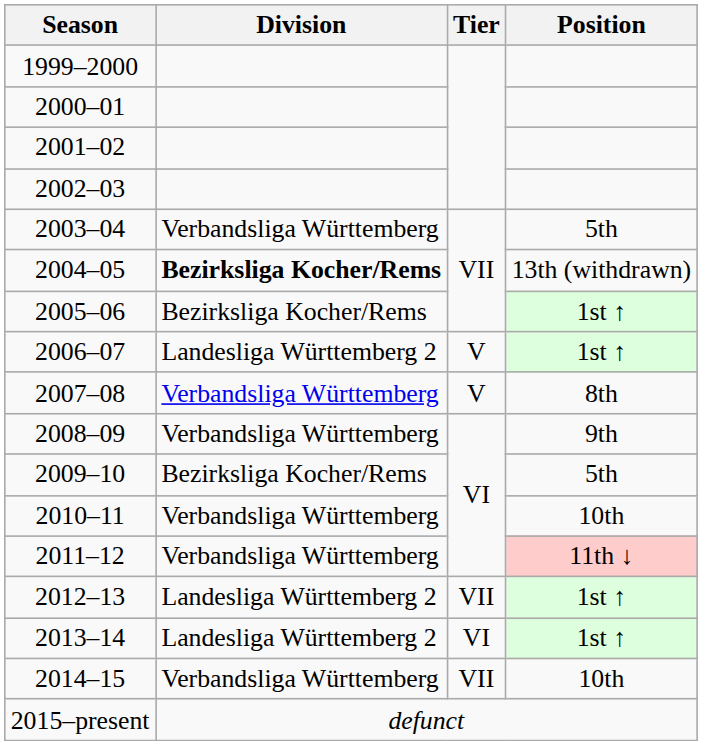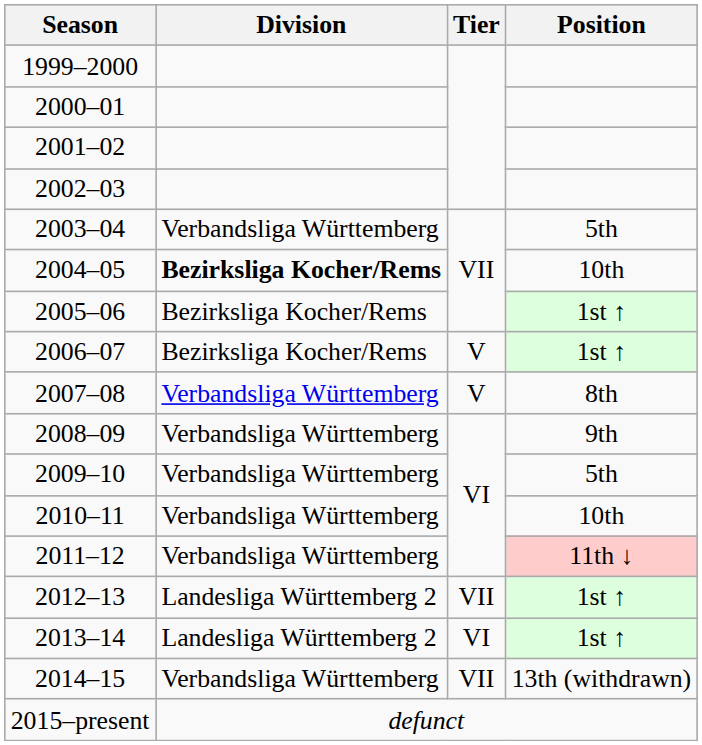(601, 270) 13th (withdrawn) -> (601, 270) 10th
(299, 351) Landesliga Württemberg 2 -> (294, 351) Bezirksliga Kocher/Rems
(294, 474) Bezirksliga Kocher/Rems -> (300, 474) Verbandsliga Württemberg
(601, 678) 10th -> (601, 678) 13th (withdrawn)
